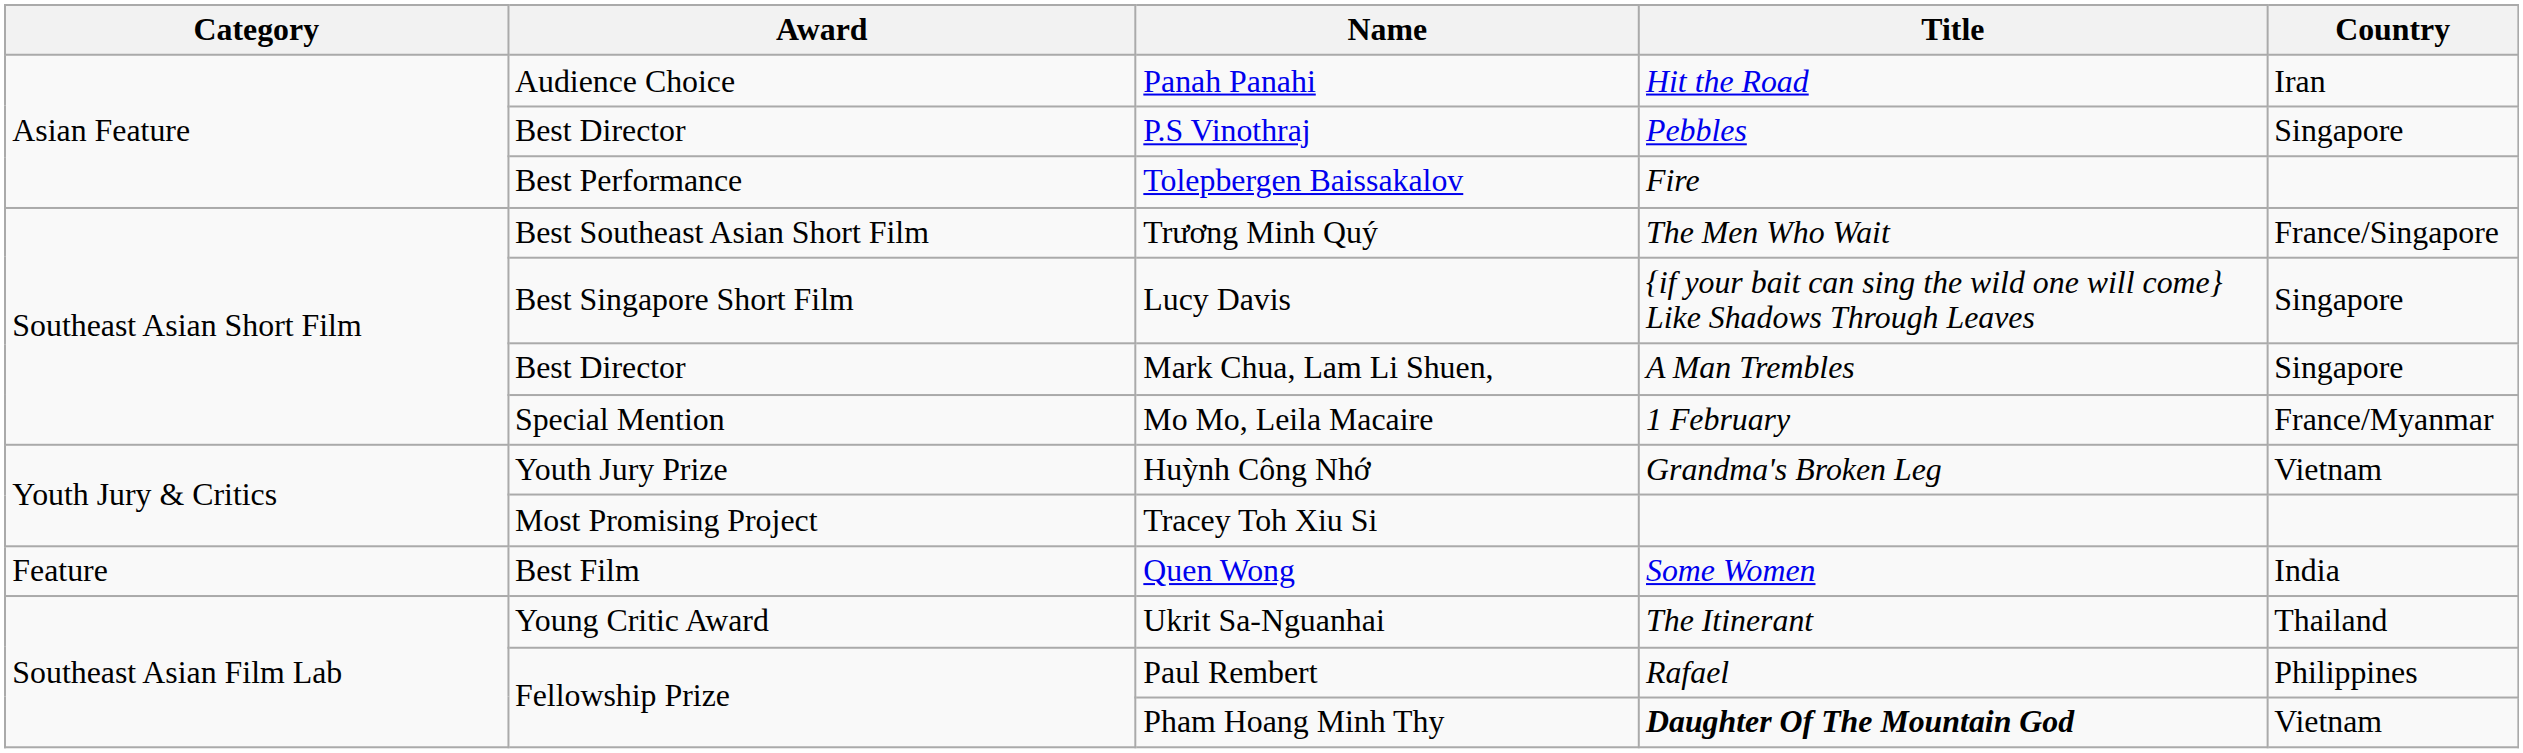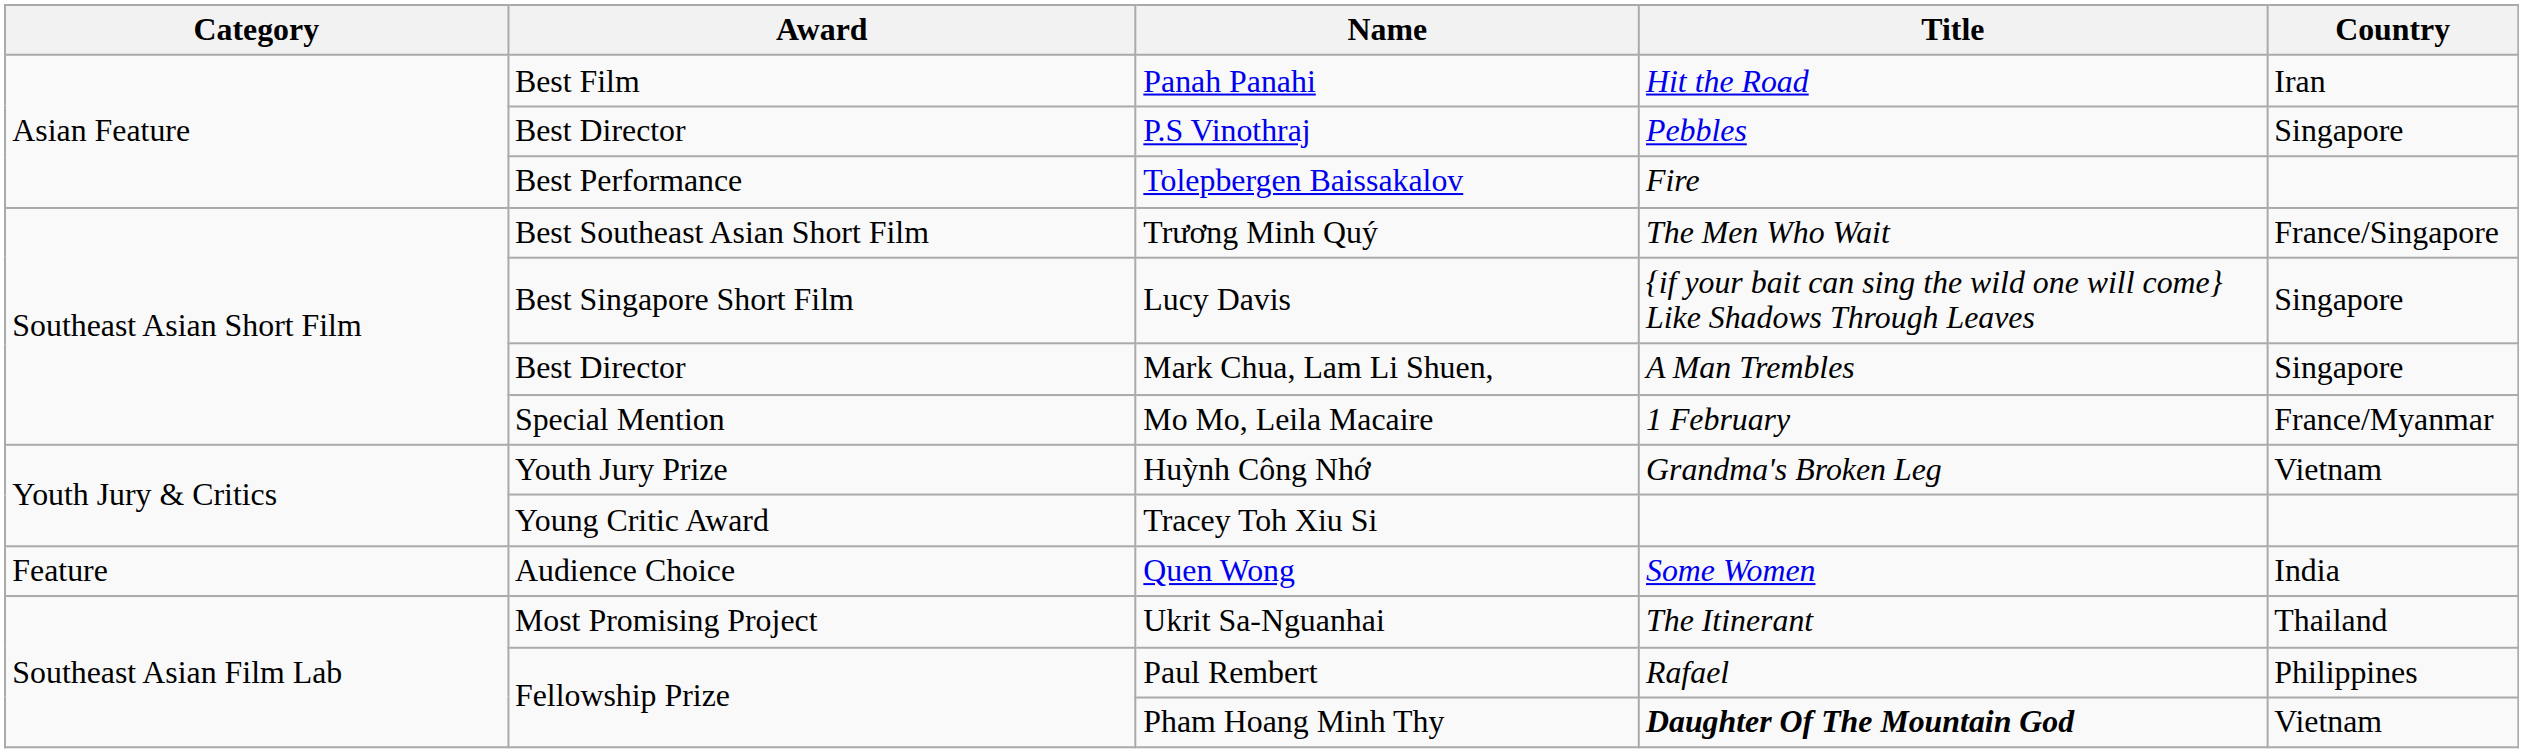(625, 80) Audience Choice -> (577, 80) Best Film
(666, 520) Most Promising Project -> (642, 520) Young Critic Award
(577, 570) Best Film -> (625, 570) Audience Choice
(642, 621) Young Critic Award -> (666, 621) Most Promising Project
